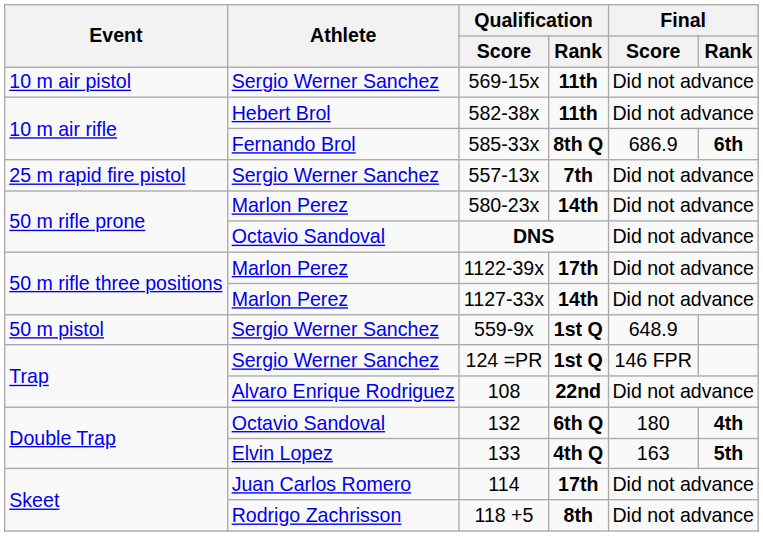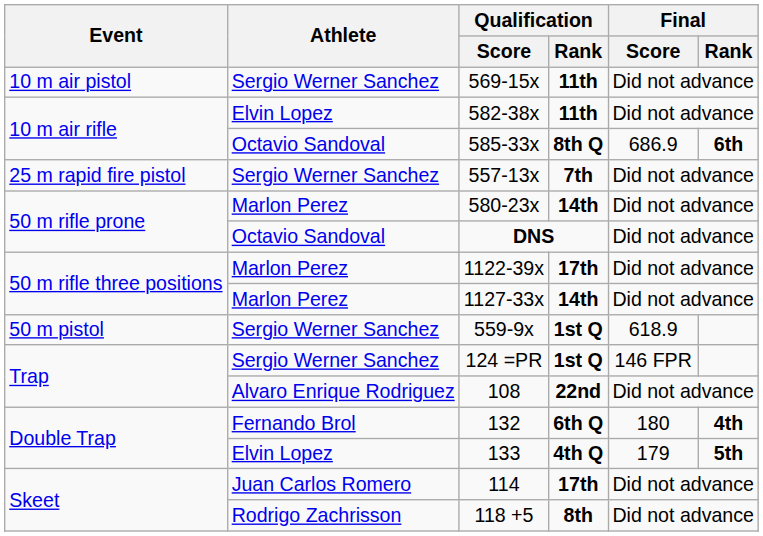(281, 113) Hebert Brol -> (282, 113) Elvin Lopez
(294, 144) Fernando Brol -> (308, 144) Octavio Sandoval
(653, 330) 648.9 -> (653, 330) 618.9
(308, 423) Octavio Sandoval -> (294, 423) Fernando Brol
(653, 454) 163 -> (653, 454) 179
